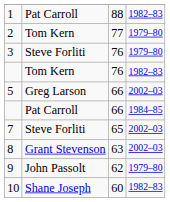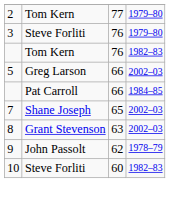- row: (10, 14)
(55, 129) Steve Forliti -> (58, 110) Shane Joseph
(146, 168) 1979–80 -> (146, 149) 1978–79
(58, 187) Shane Joseph -> (55, 168) Steve Forliti
